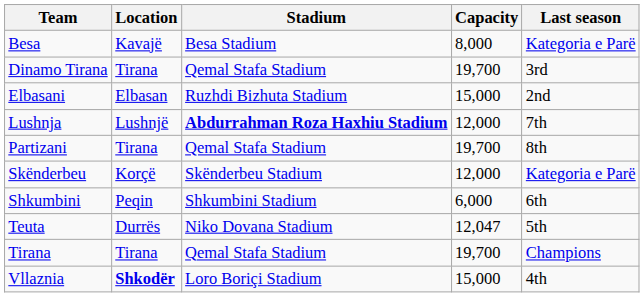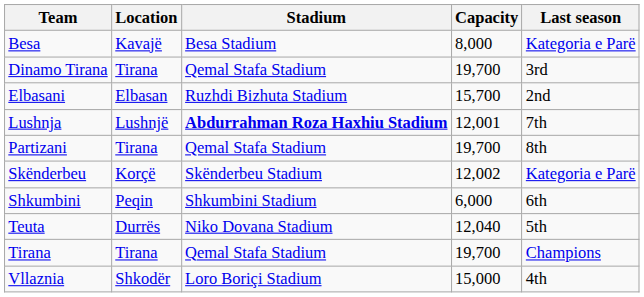(478, 95) 15,000 -> (478, 95) 15,700
(478, 122) 12,000 -> (478, 122) 12,001
(478, 174) 12,000 -> (478, 174) 12,002
(478, 226) 12,047 -> (478, 226) 12,040
(145, 278) bold -> (143, 278) normal
